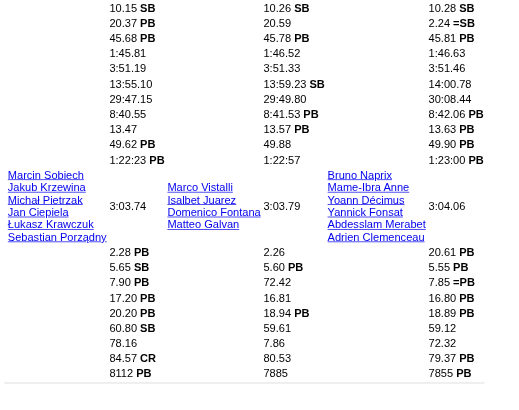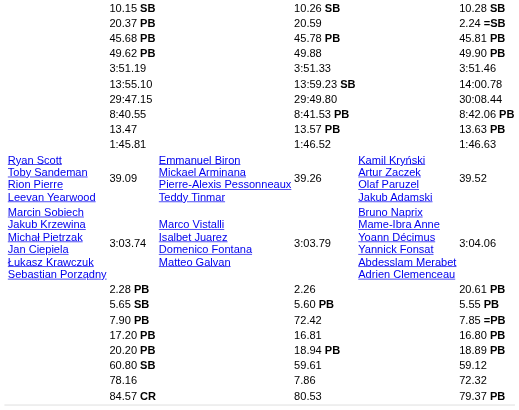rows swapped: (128, 53) <-> (132, 145)
- row: (137, 160)
+ row: (123, 178)
- row: (130, 374)
